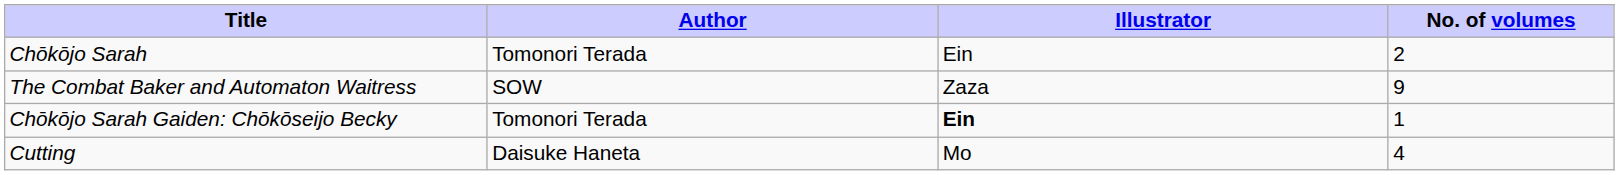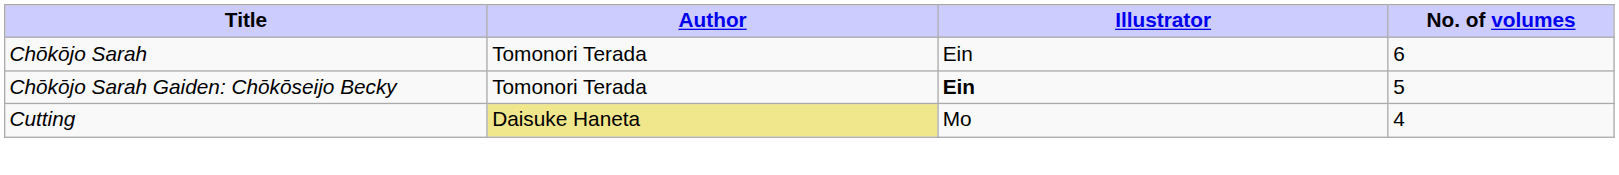(1399, 53) 2 -> (1399, 53) 6
- row: (213, 86)
(1399, 119) 1 -> (1399, 86) 5
(566, 152) no background -> (566, 119) khaki background
